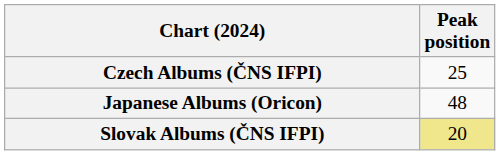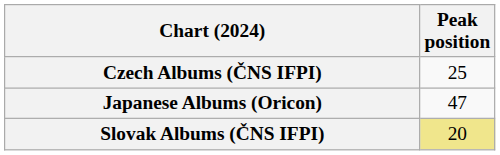(457, 103) 48 -> (457, 103) 47
